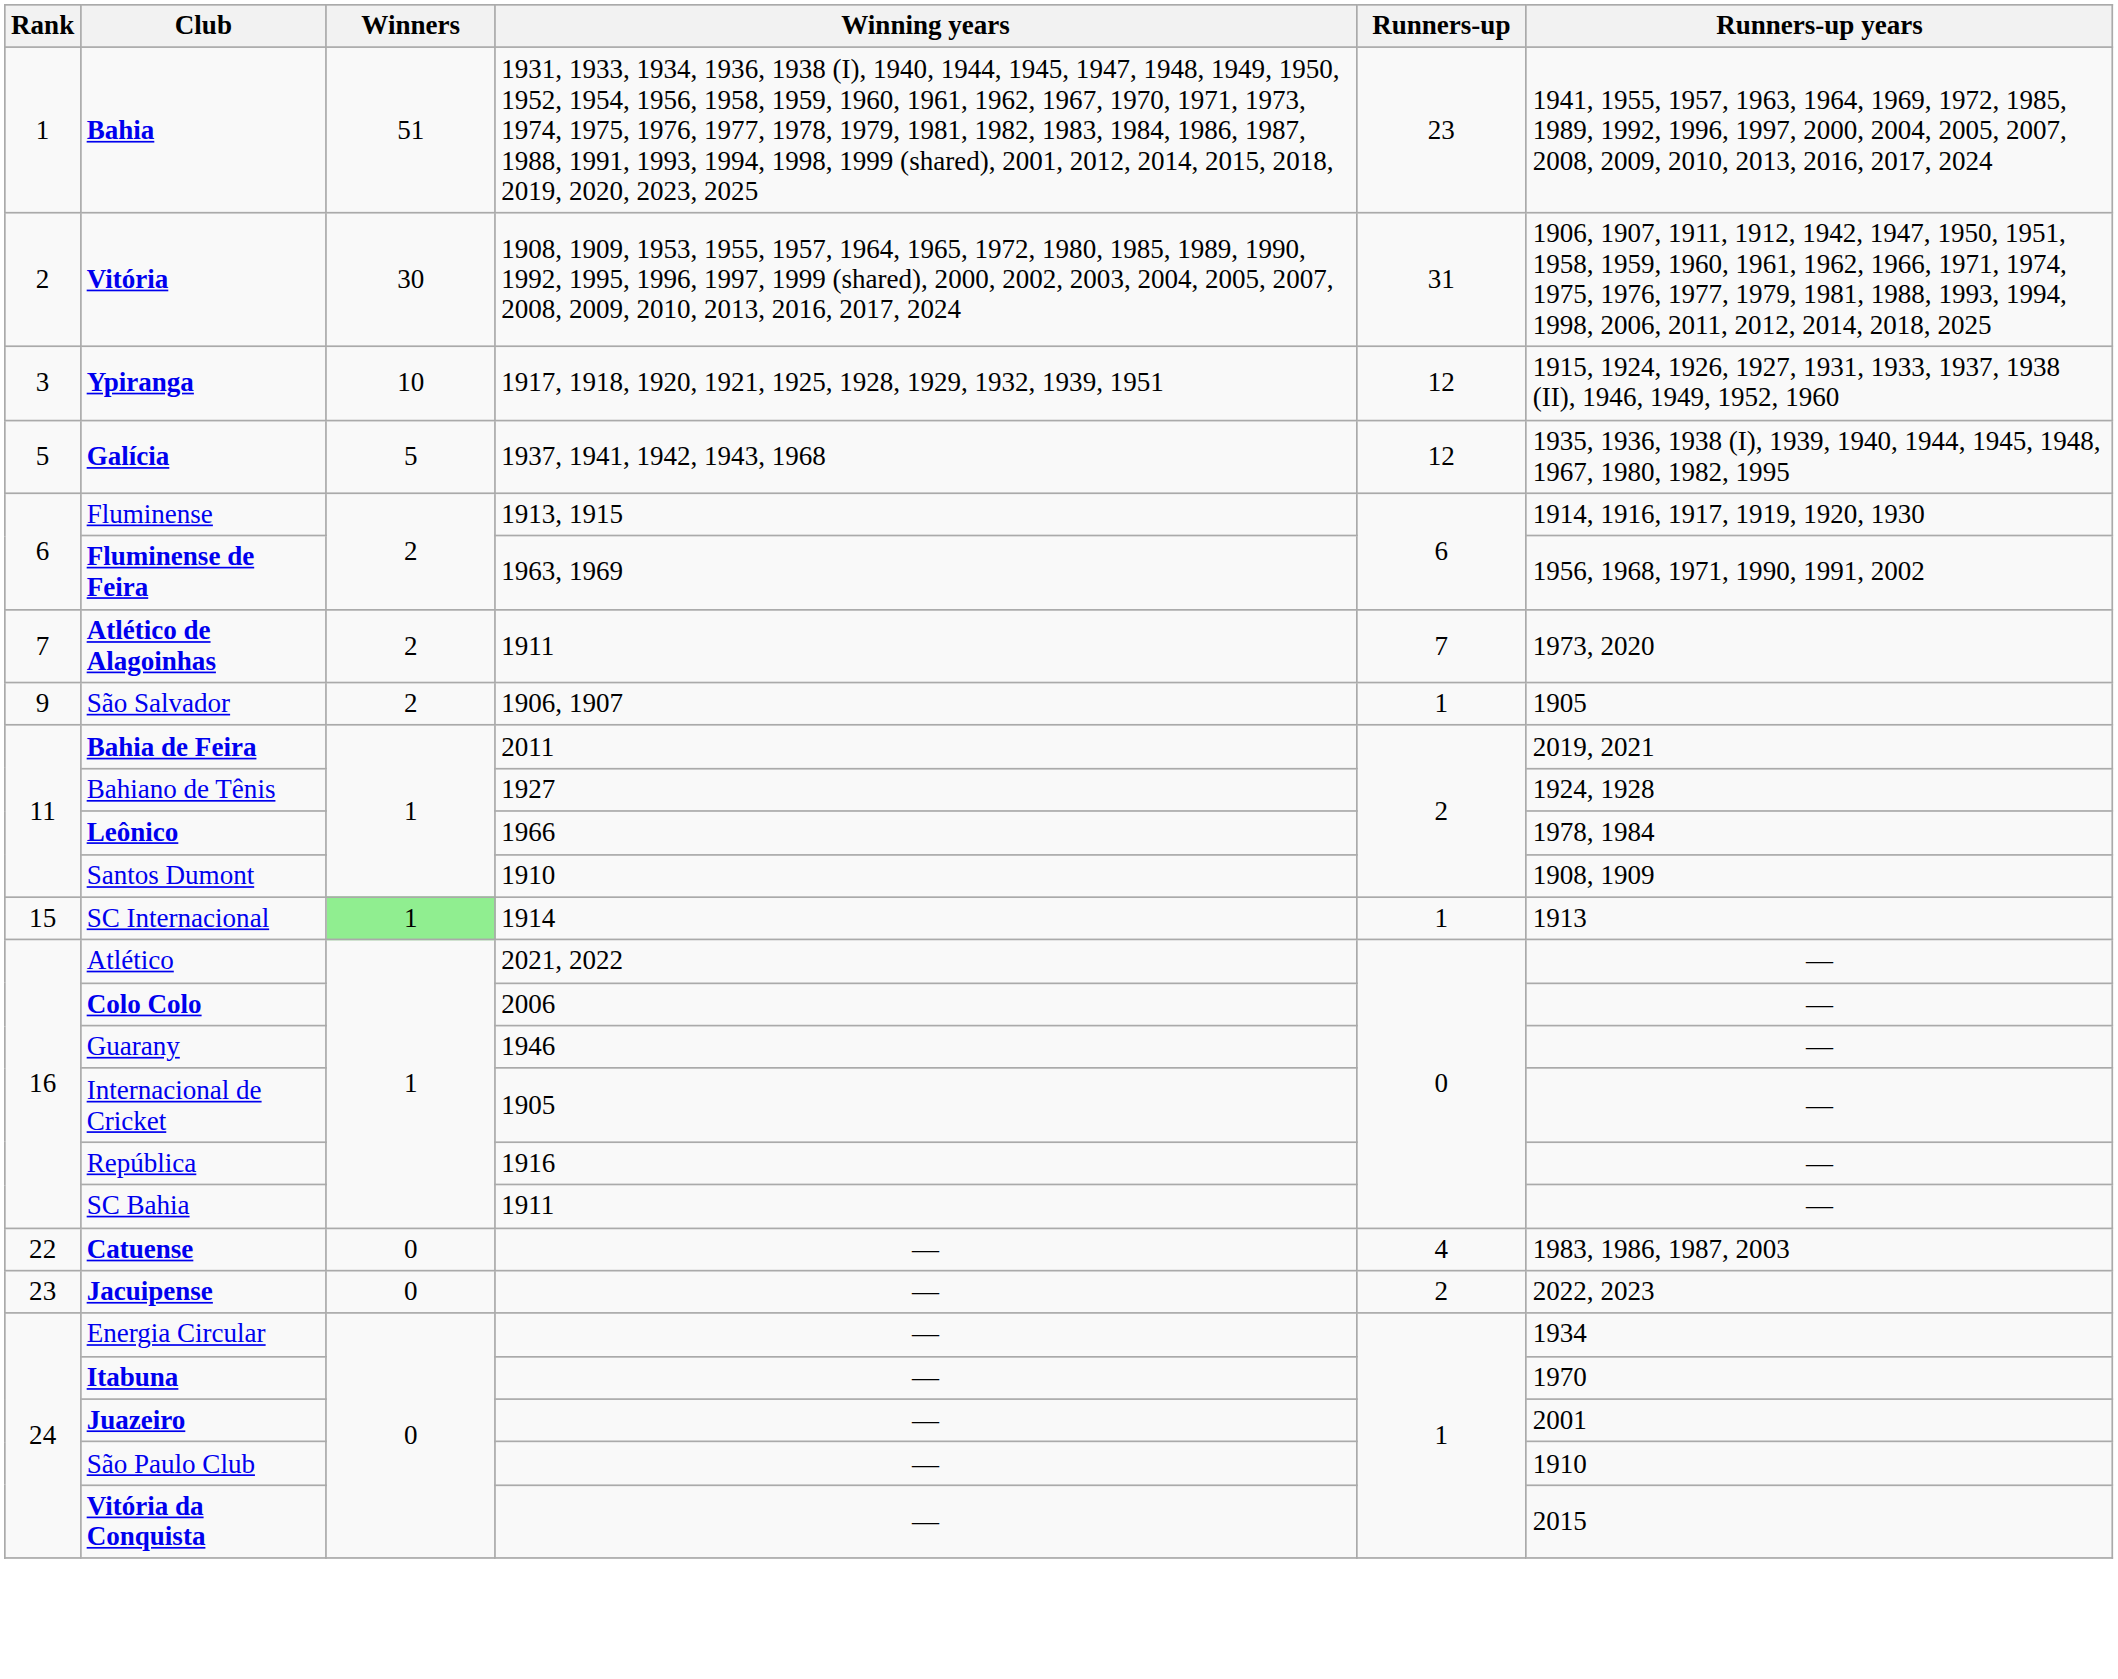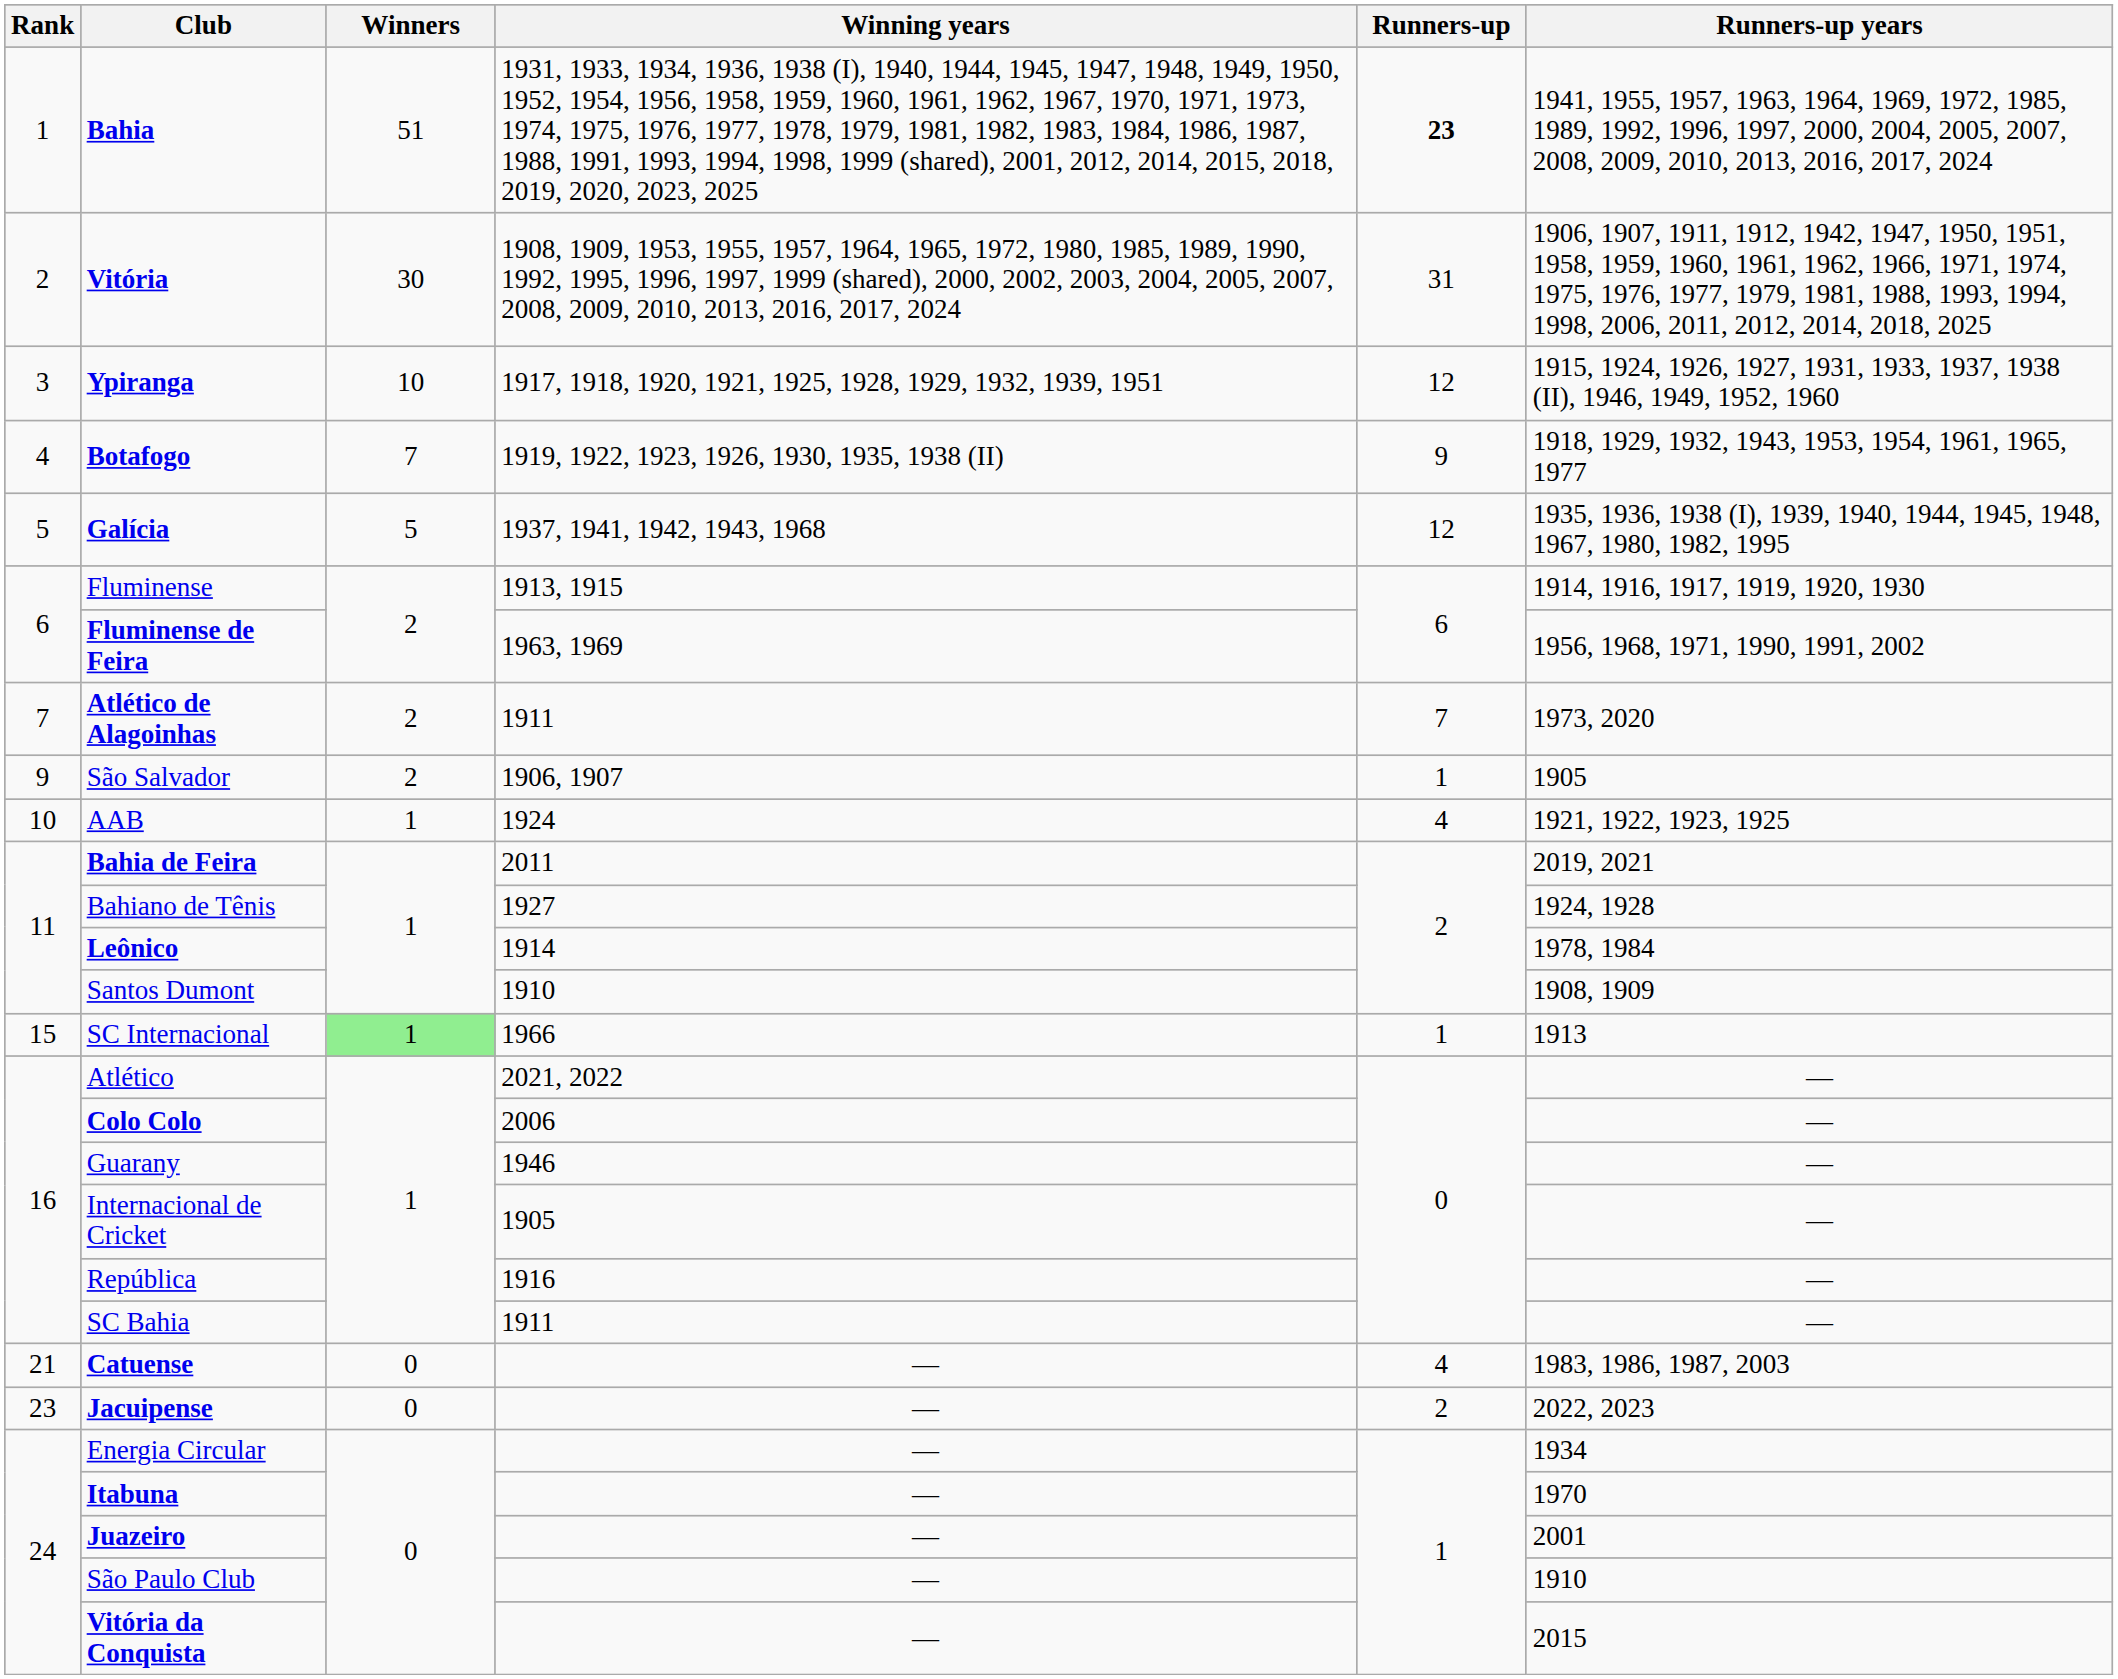(1441, 129) normal -> (1441, 129) bold
+ row: (139, 456)
+ row: (115, 819)
(528, 832) 1966 -> (528, 948) 1914
(528, 918) 1914 -> (528, 1034) 1966
(43, 1248) 22 -> (43, 1364) 21
